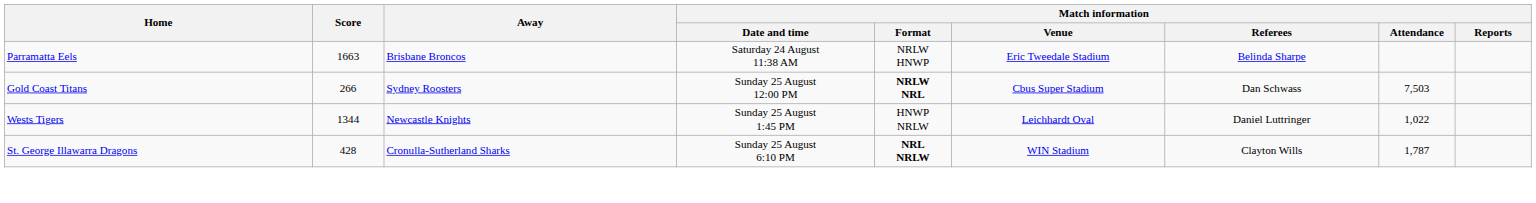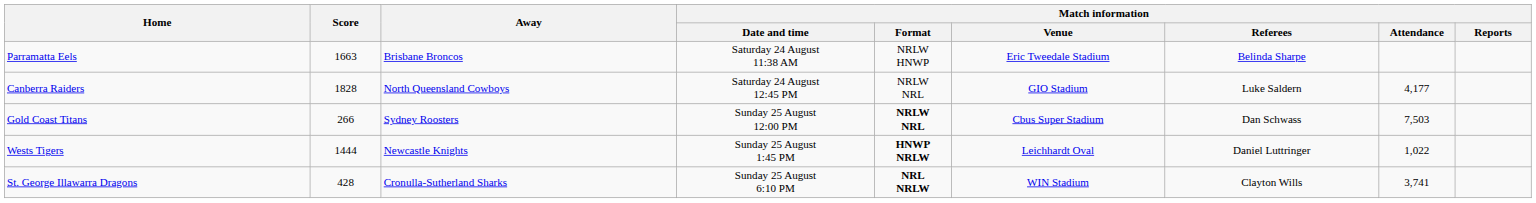+ row: (46, 88)
(348, 119) 1344 -> (346, 151) 1444
(913, 119) normal -> (913, 151) bold
(1417, 151) 1,787 -> (1417, 182) 3,741
